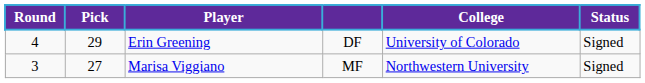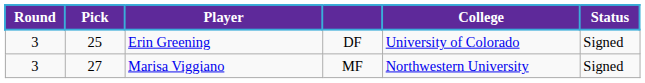(35, 42) 4 -> (35, 42) 3
(95, 42) 29 -> (95, 42) 25
